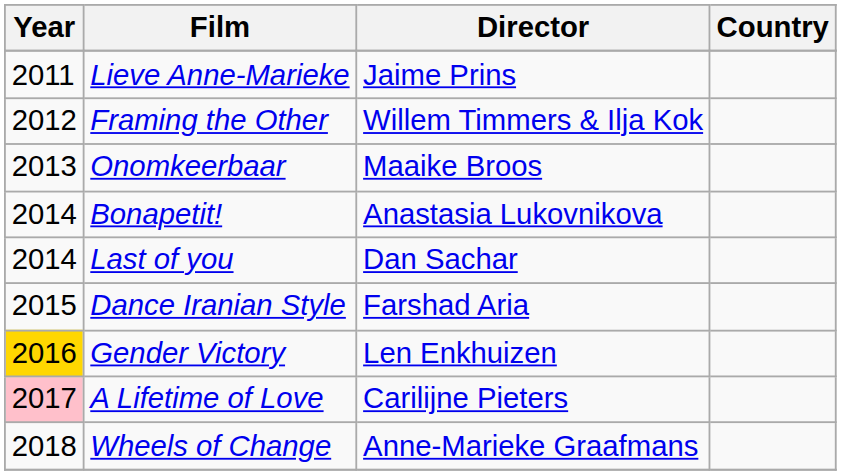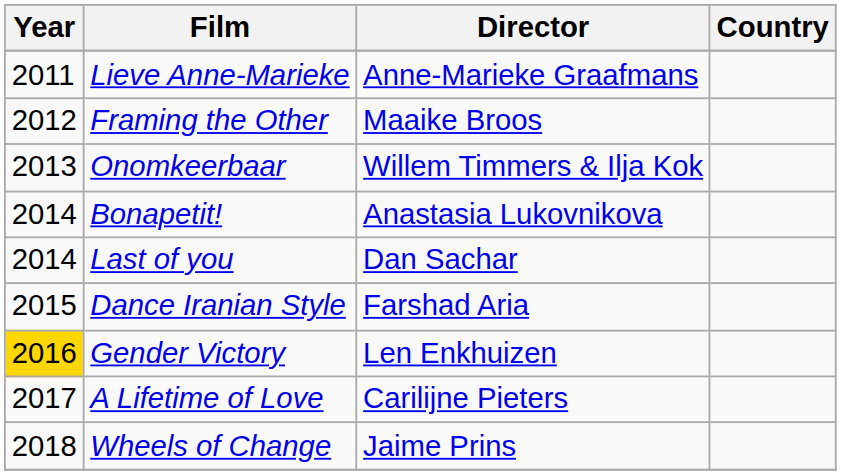(440, 74) Jaime Prins -> (531, 74) Anne-Marieke Graafmans
(533, 120) Willem Timmers & Ilja Kok -> (453, 120) Maaike Broos
(453, 167) Maaike Broos -> (533, 167) Willem Timmers & Ilja Kok
(44, 399) pink background -> (44, 399) no background
(531, 445) Anne-Marieke Graafmans -> (440, 445) Jaime Prins
